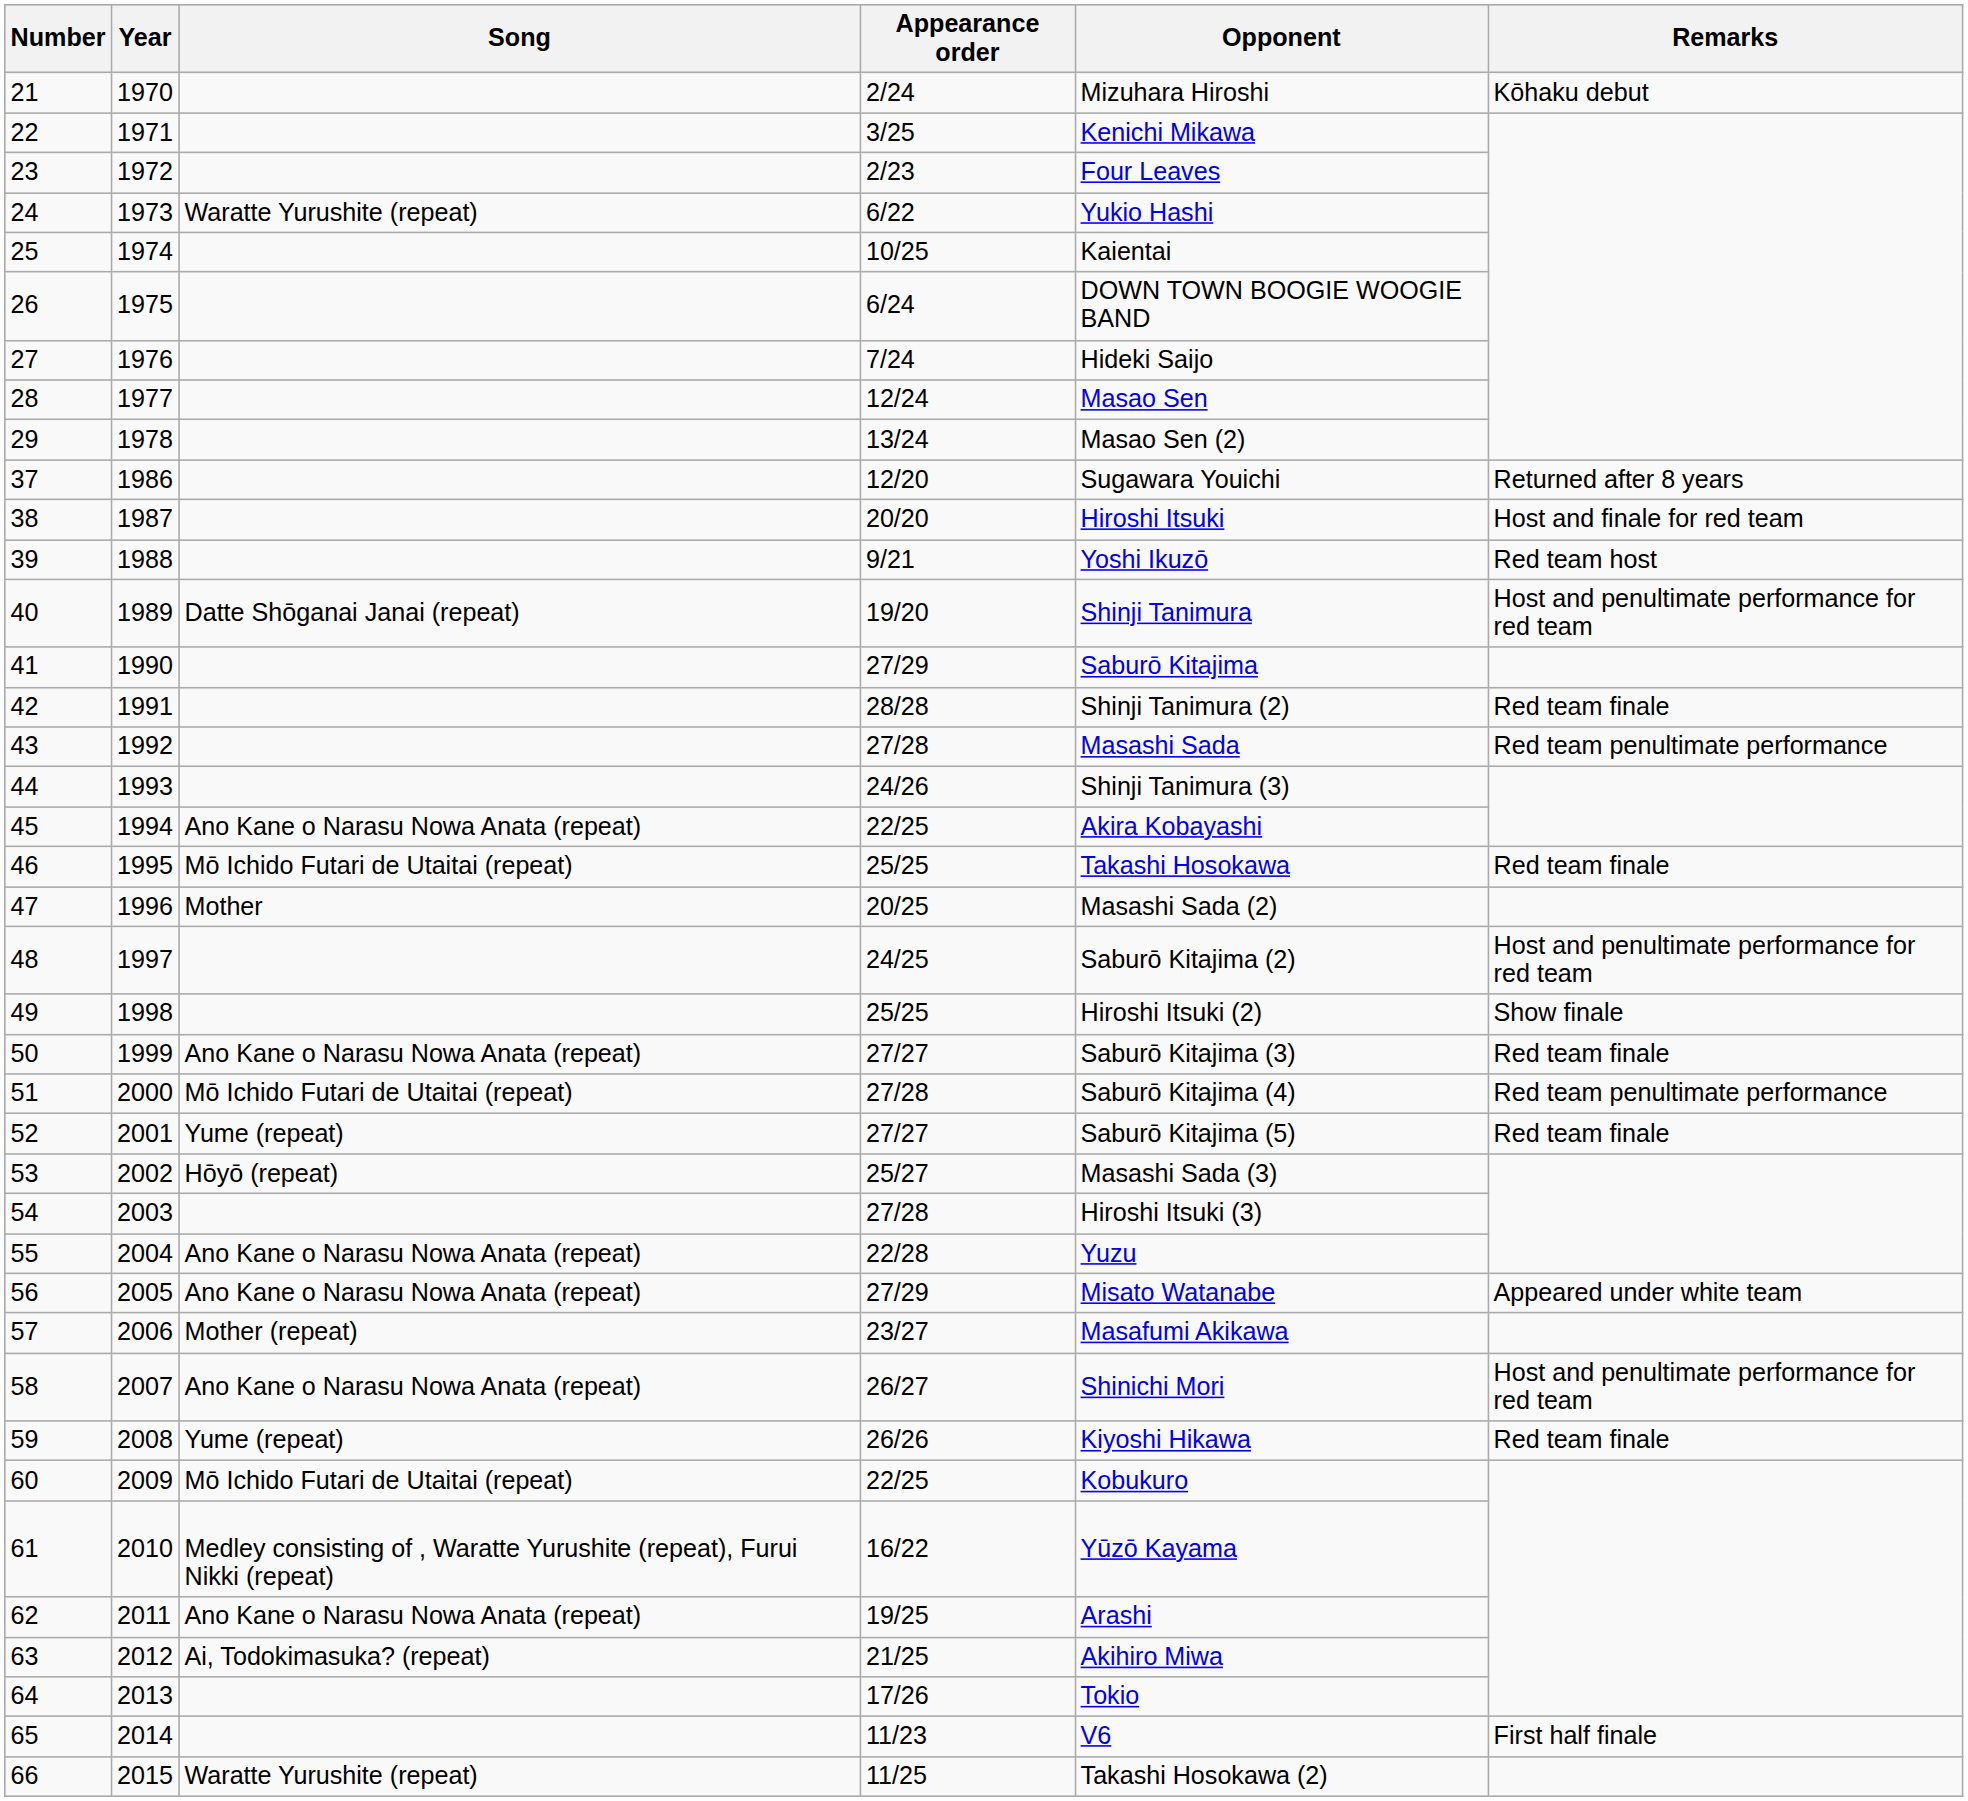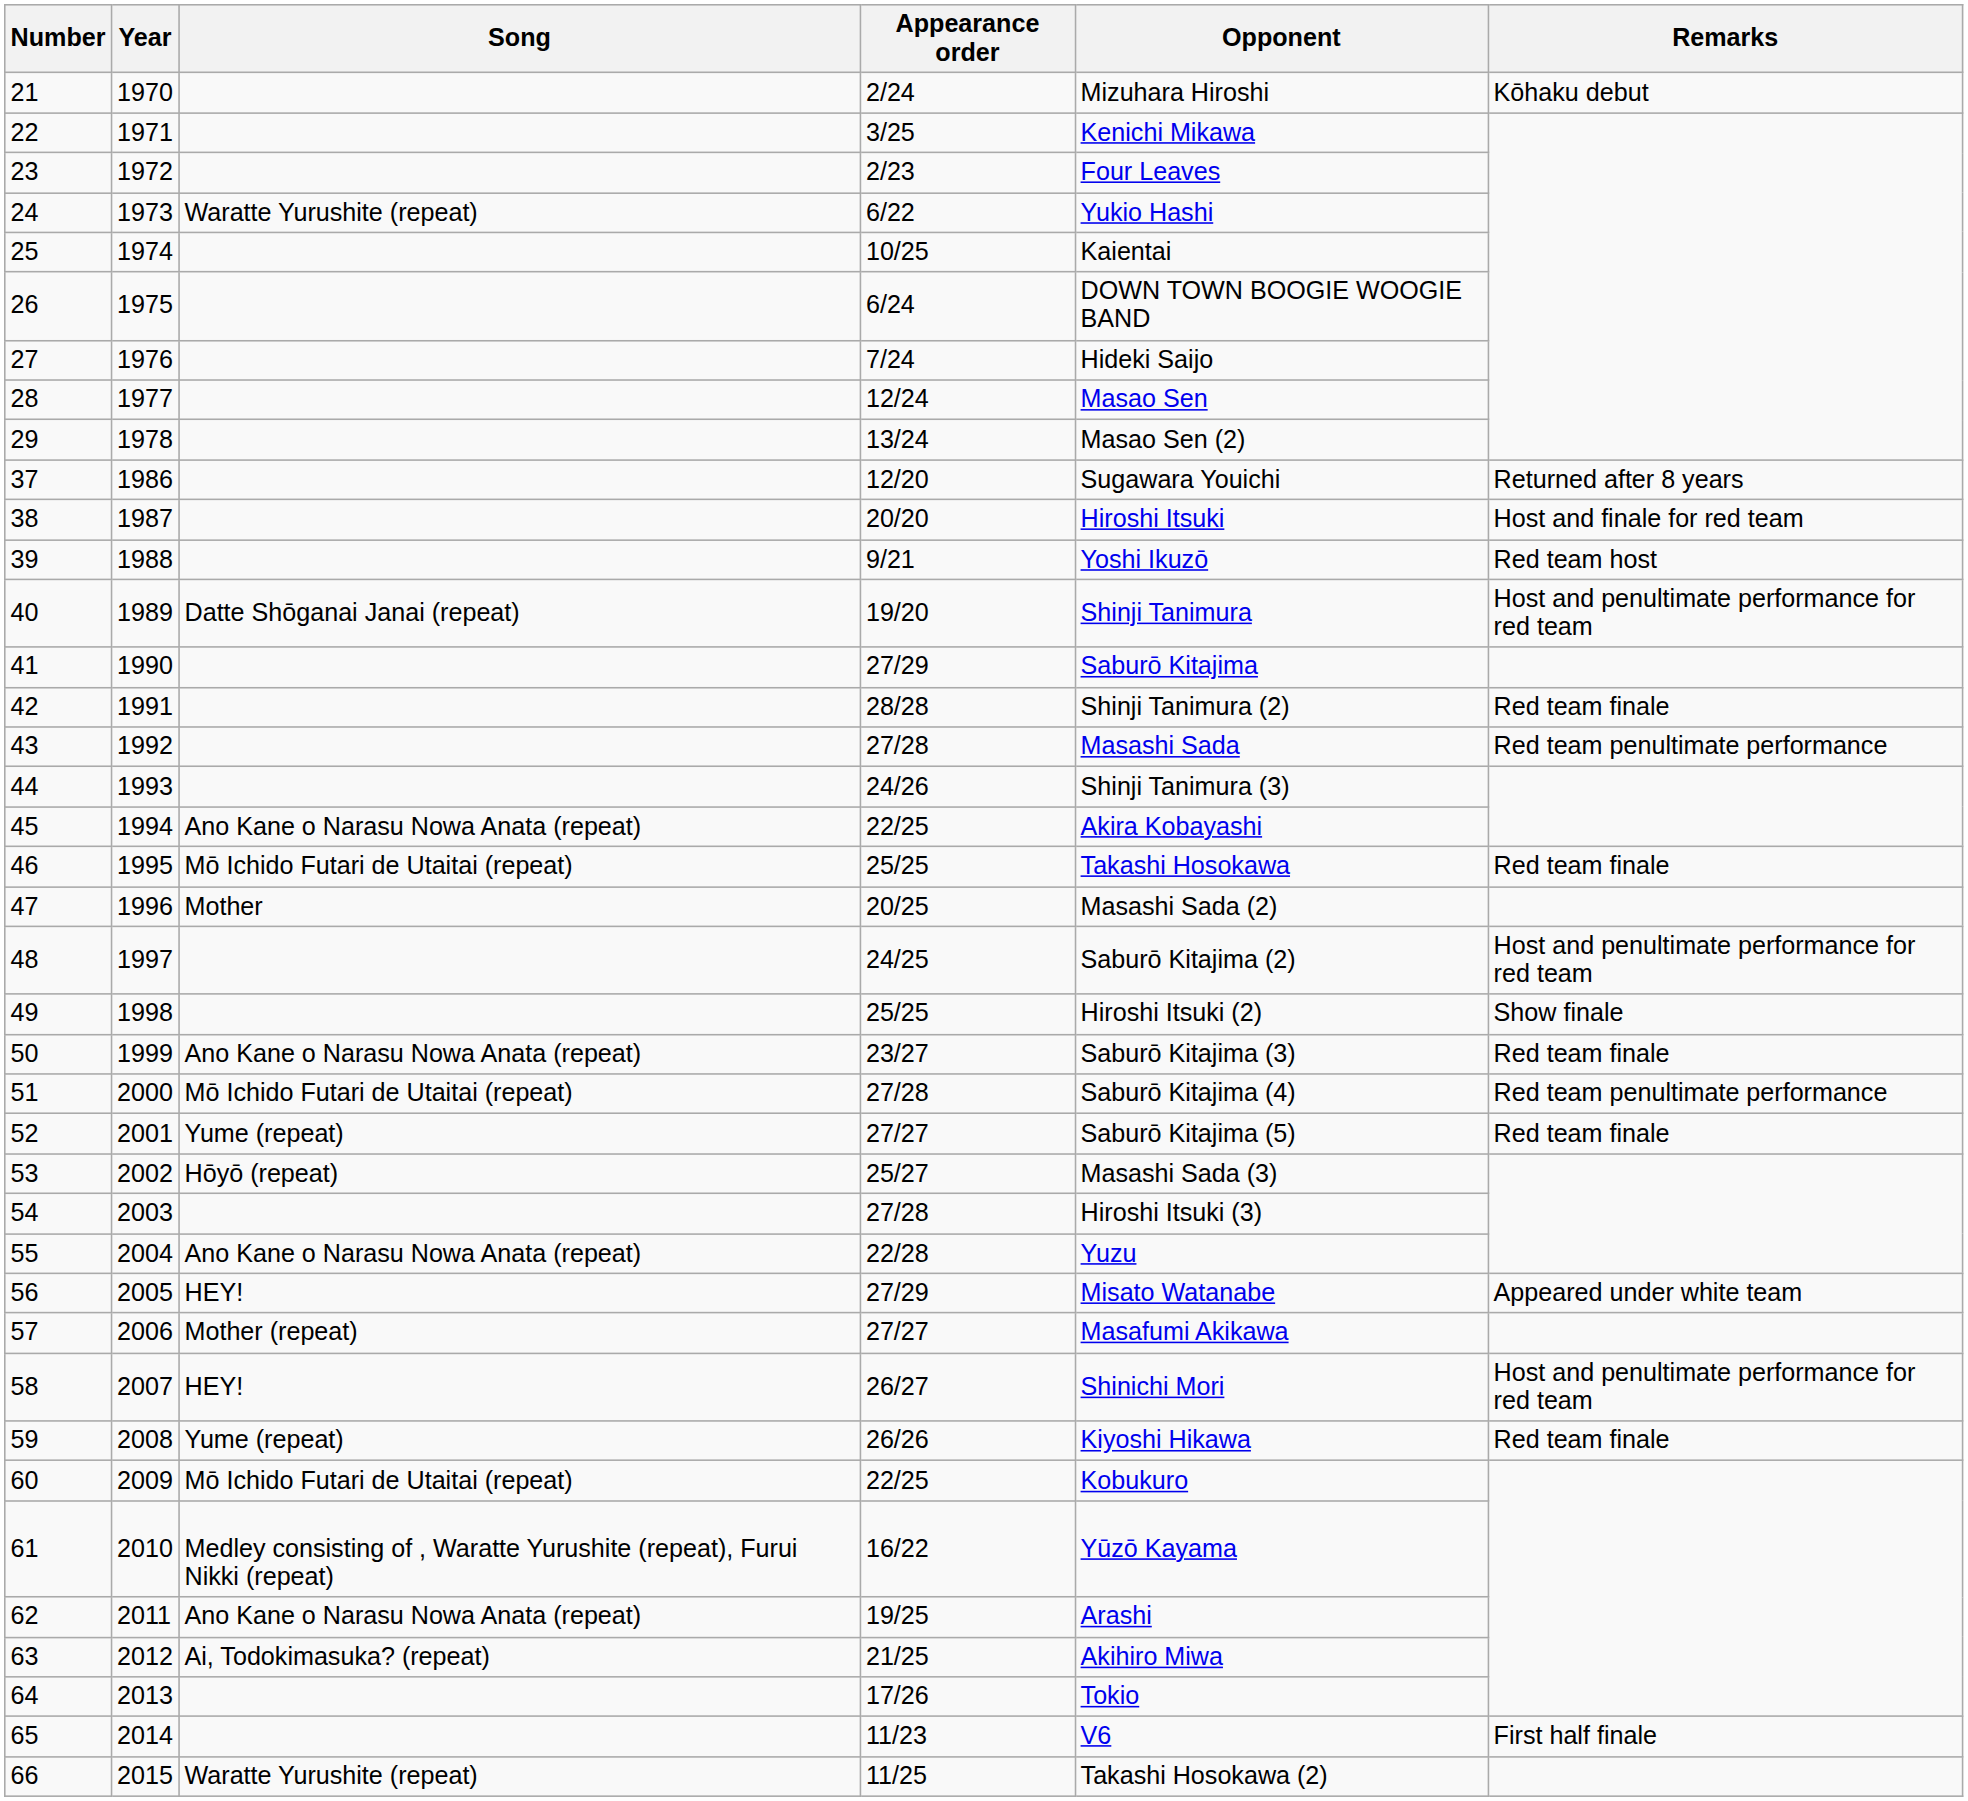(897, 1053) 27/27 -> (897, 1053) 23/27
(413, 1292) Ano Kane o Narasu Nowa Anata (repeat) -> (214, 1292) HEY!
(897, 1332) 23/27 -> (897, 1332) 27/27
(413, 1386) Ano Kane o Narasu Nowa Anata (repeat) -> (214, 1386) HEY!
